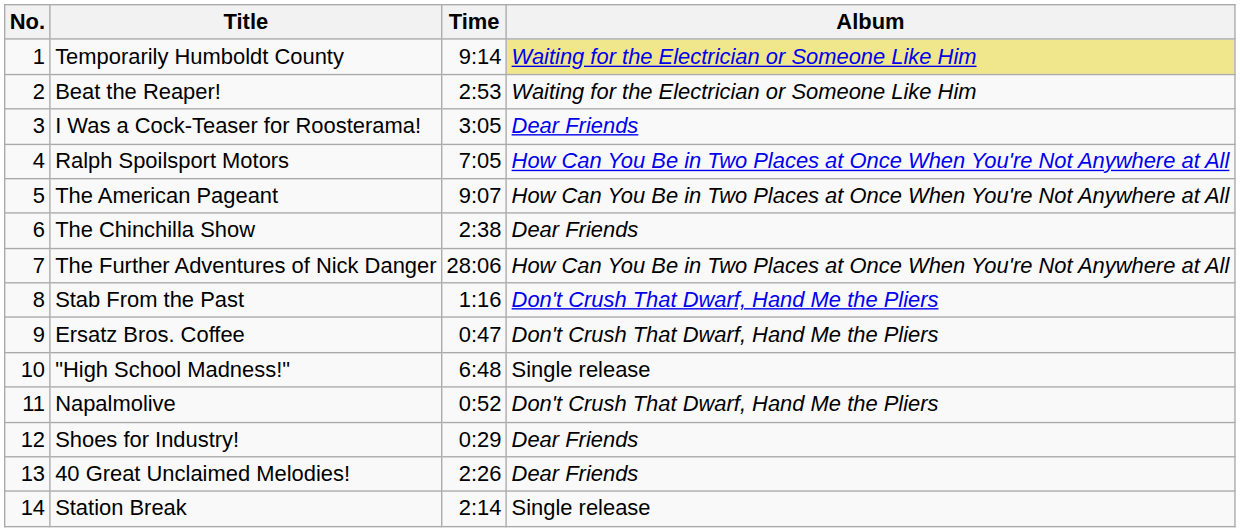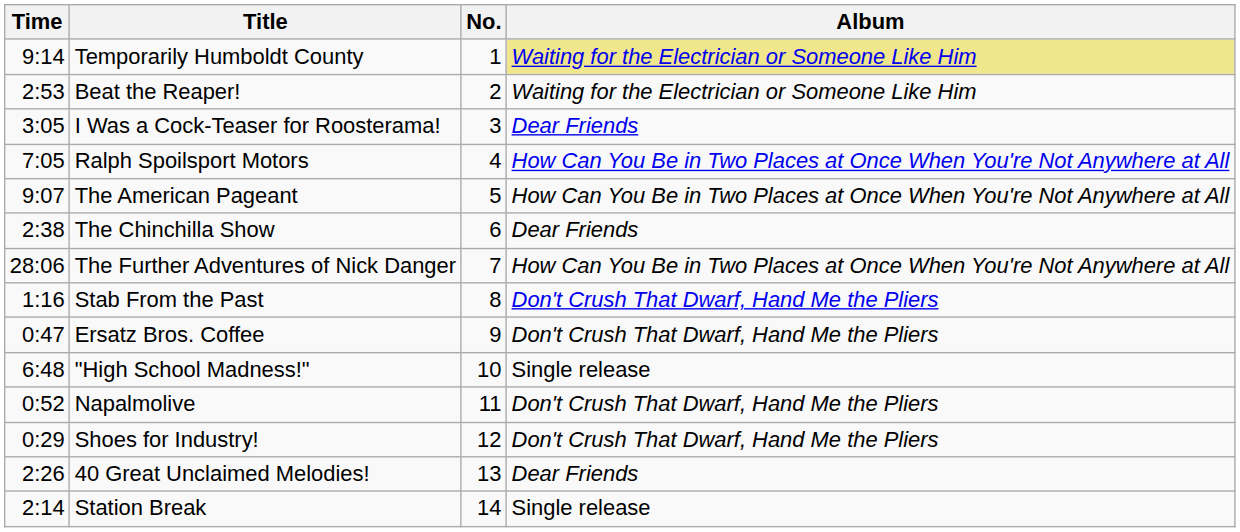columns swapped: (27, 21) <-> (474, 21)
(575, 439) Dear Friends -> (725, 439) Don't Crush That Dwarf, Hand Me the Pliers
